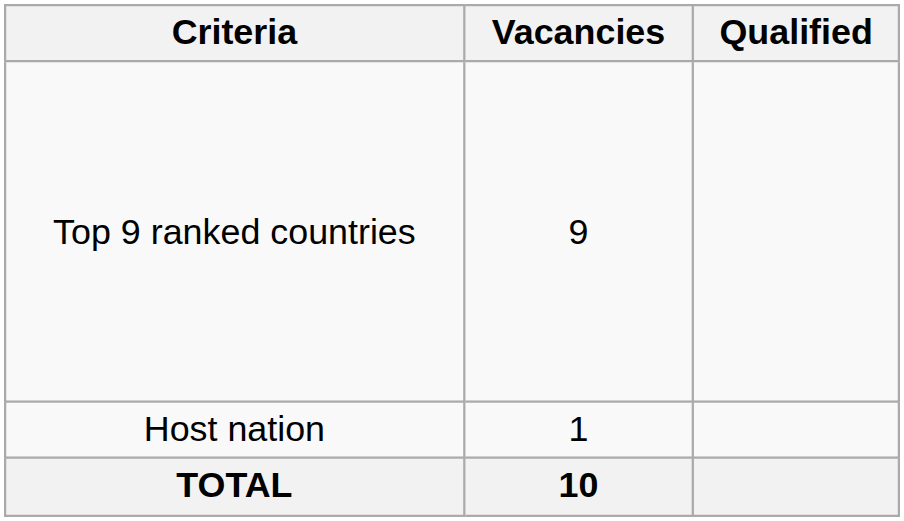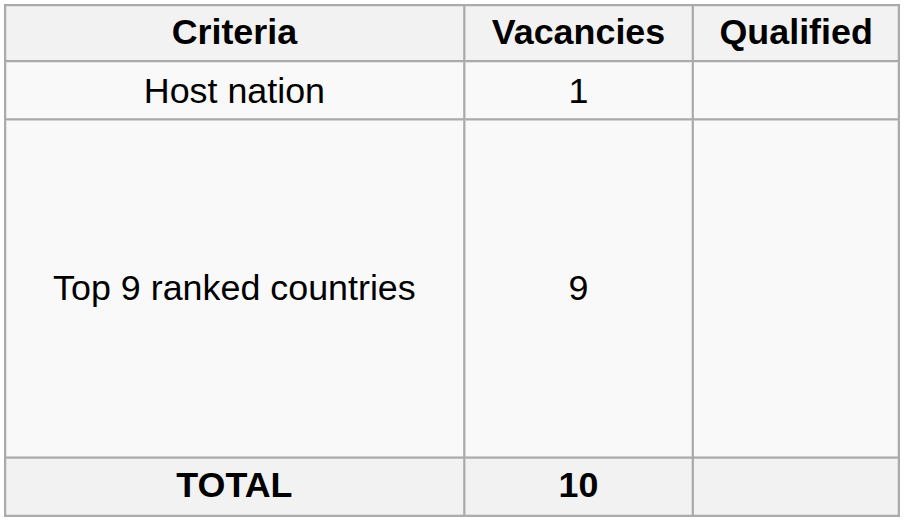rows swapped: (234, 428) <-> (234, 230)
